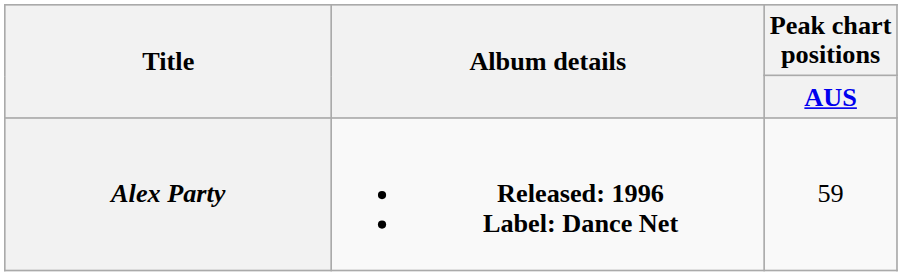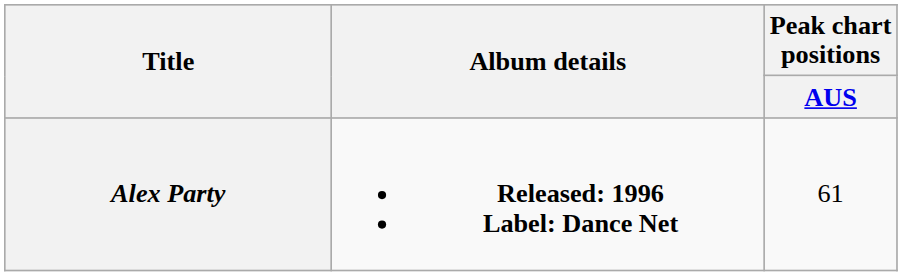(831, 193) 59 -> (831, 193) 61
